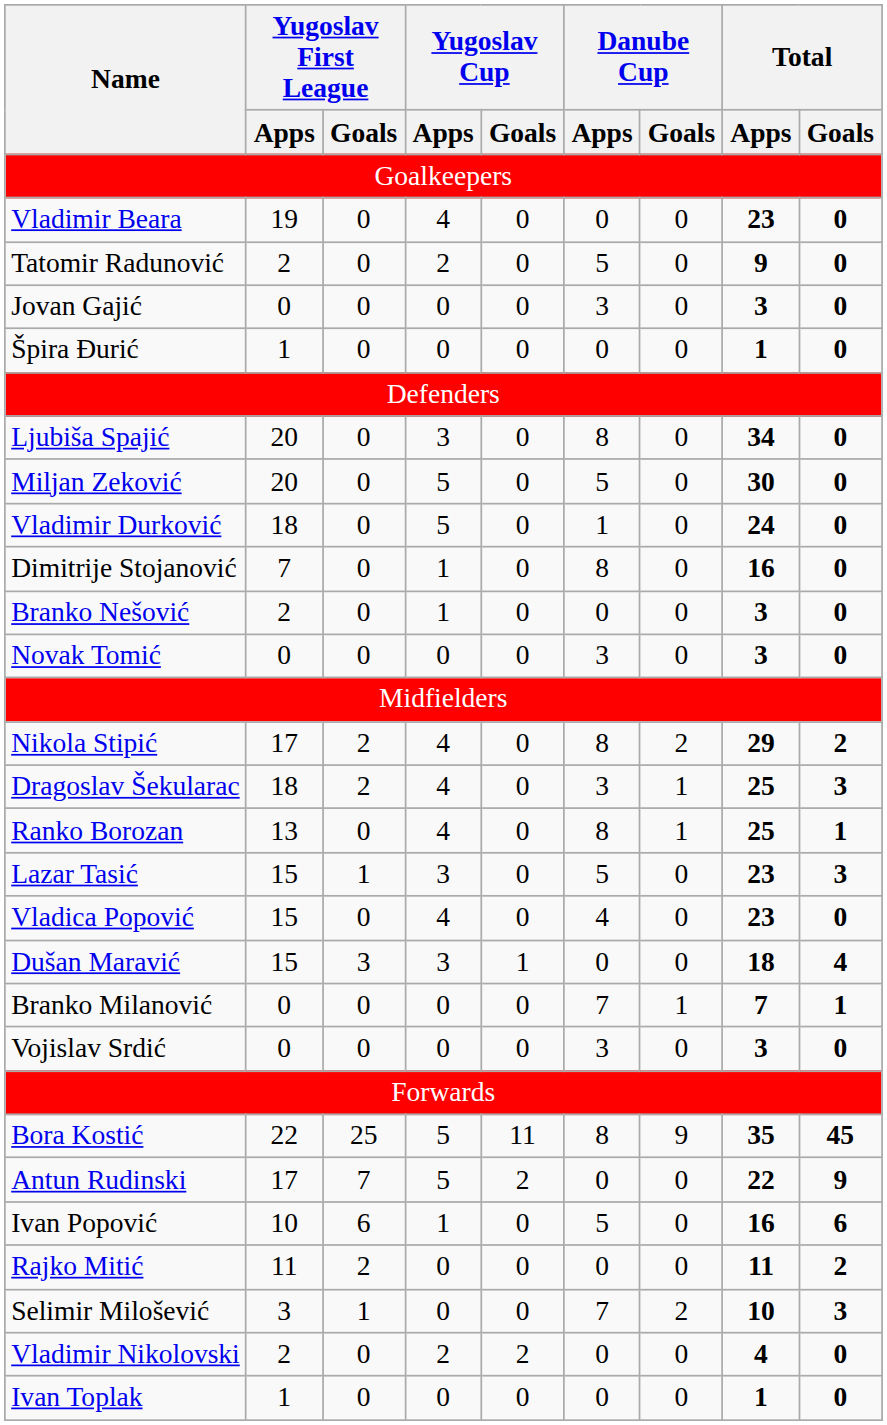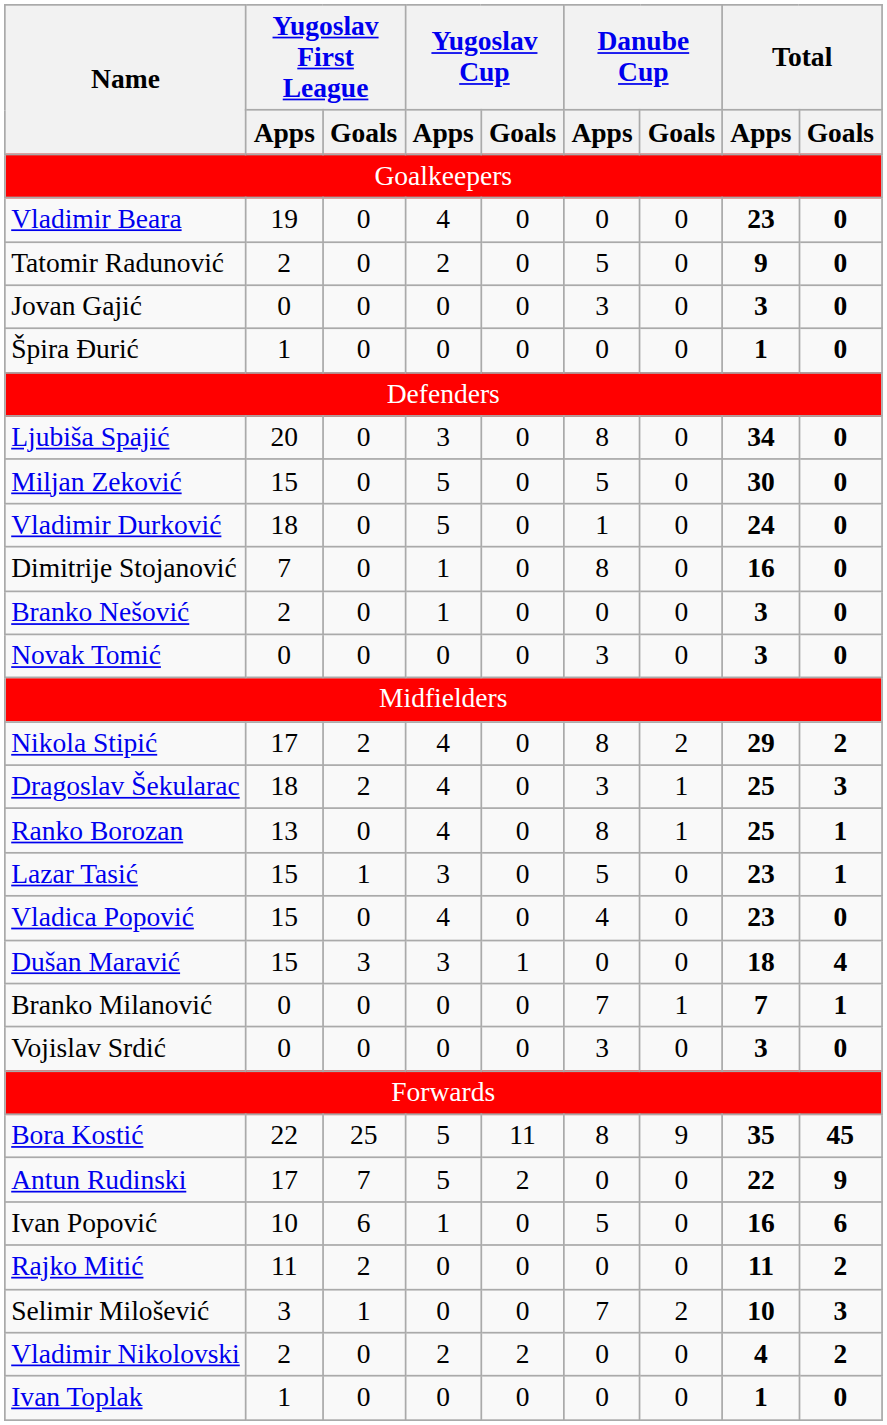(284, 481) 20 -> (284, 481) 15
(840, 873) 3 -> (840, 873) 1
(840, 1353) 0 -> (840, 1353) 2
